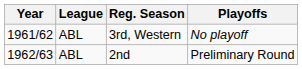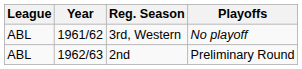columns swapped: (30, 14) <-> (81, 14)
